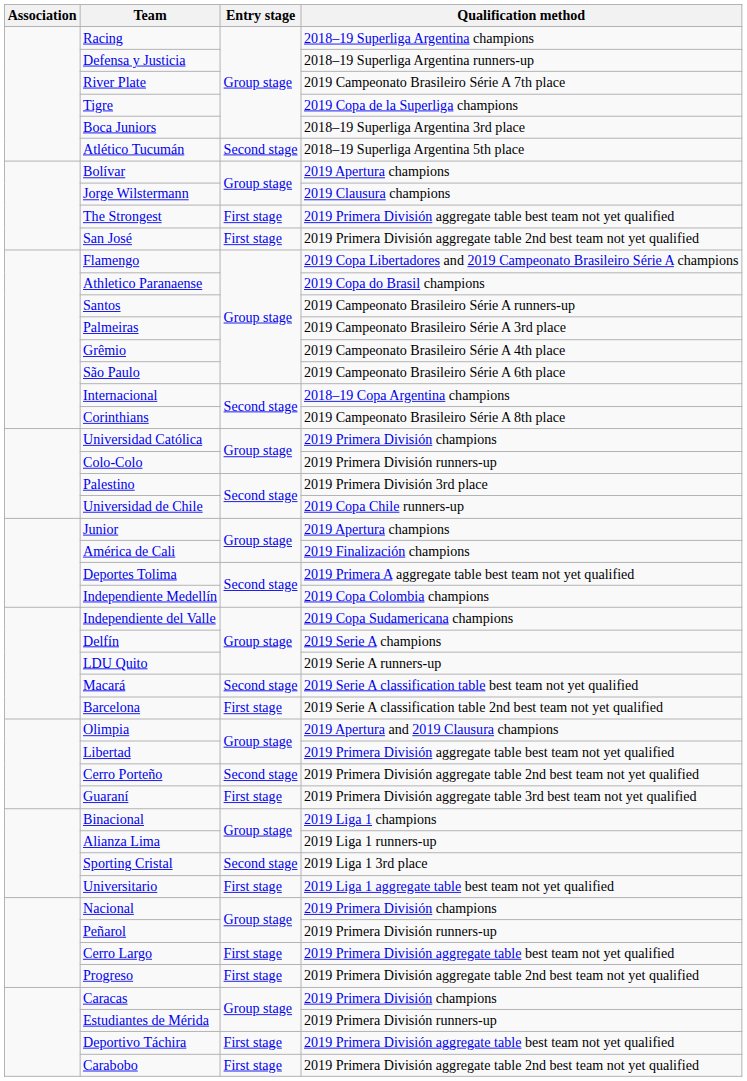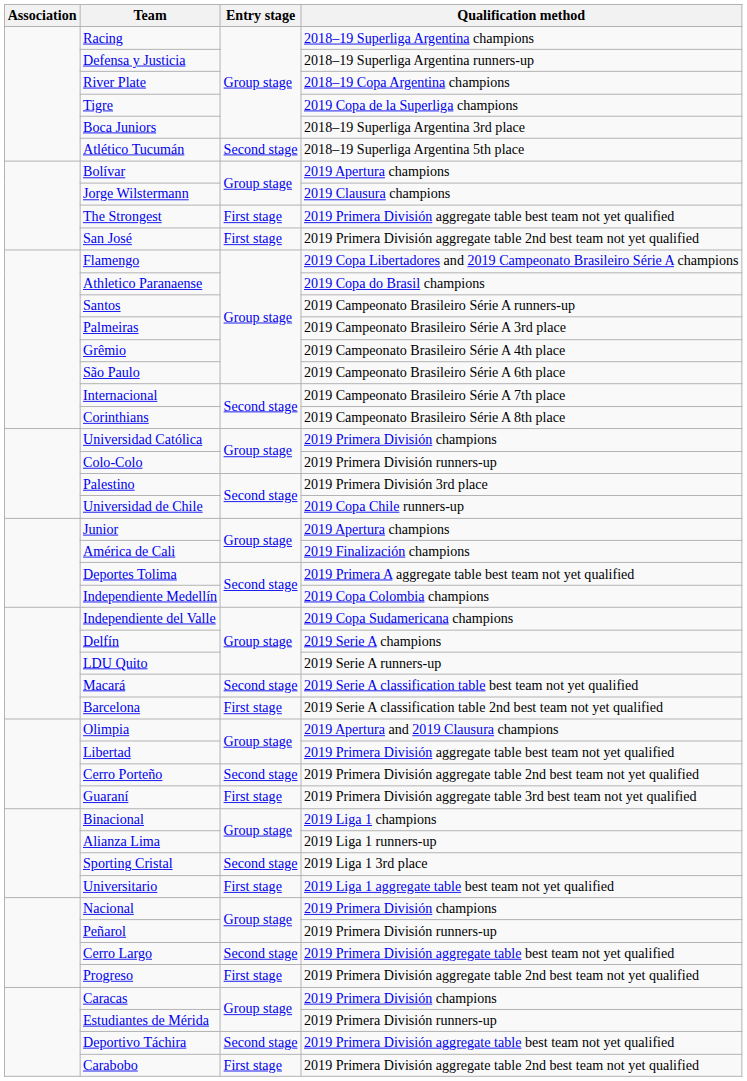(435, 82) 2019 Campeonato Brasileiro Série A 7th place -> (407, 82) 2018–19 Copa Argentina champions
(407, 395) 2018–19 Copa Argentina champions -> (435, 395) 2019 Campeonato Brasileiro Série A 7th place
(253, 953) First stage -> (261, 953) Second stage
(253, 1042) First stage -> (261, 1042) Second stage
